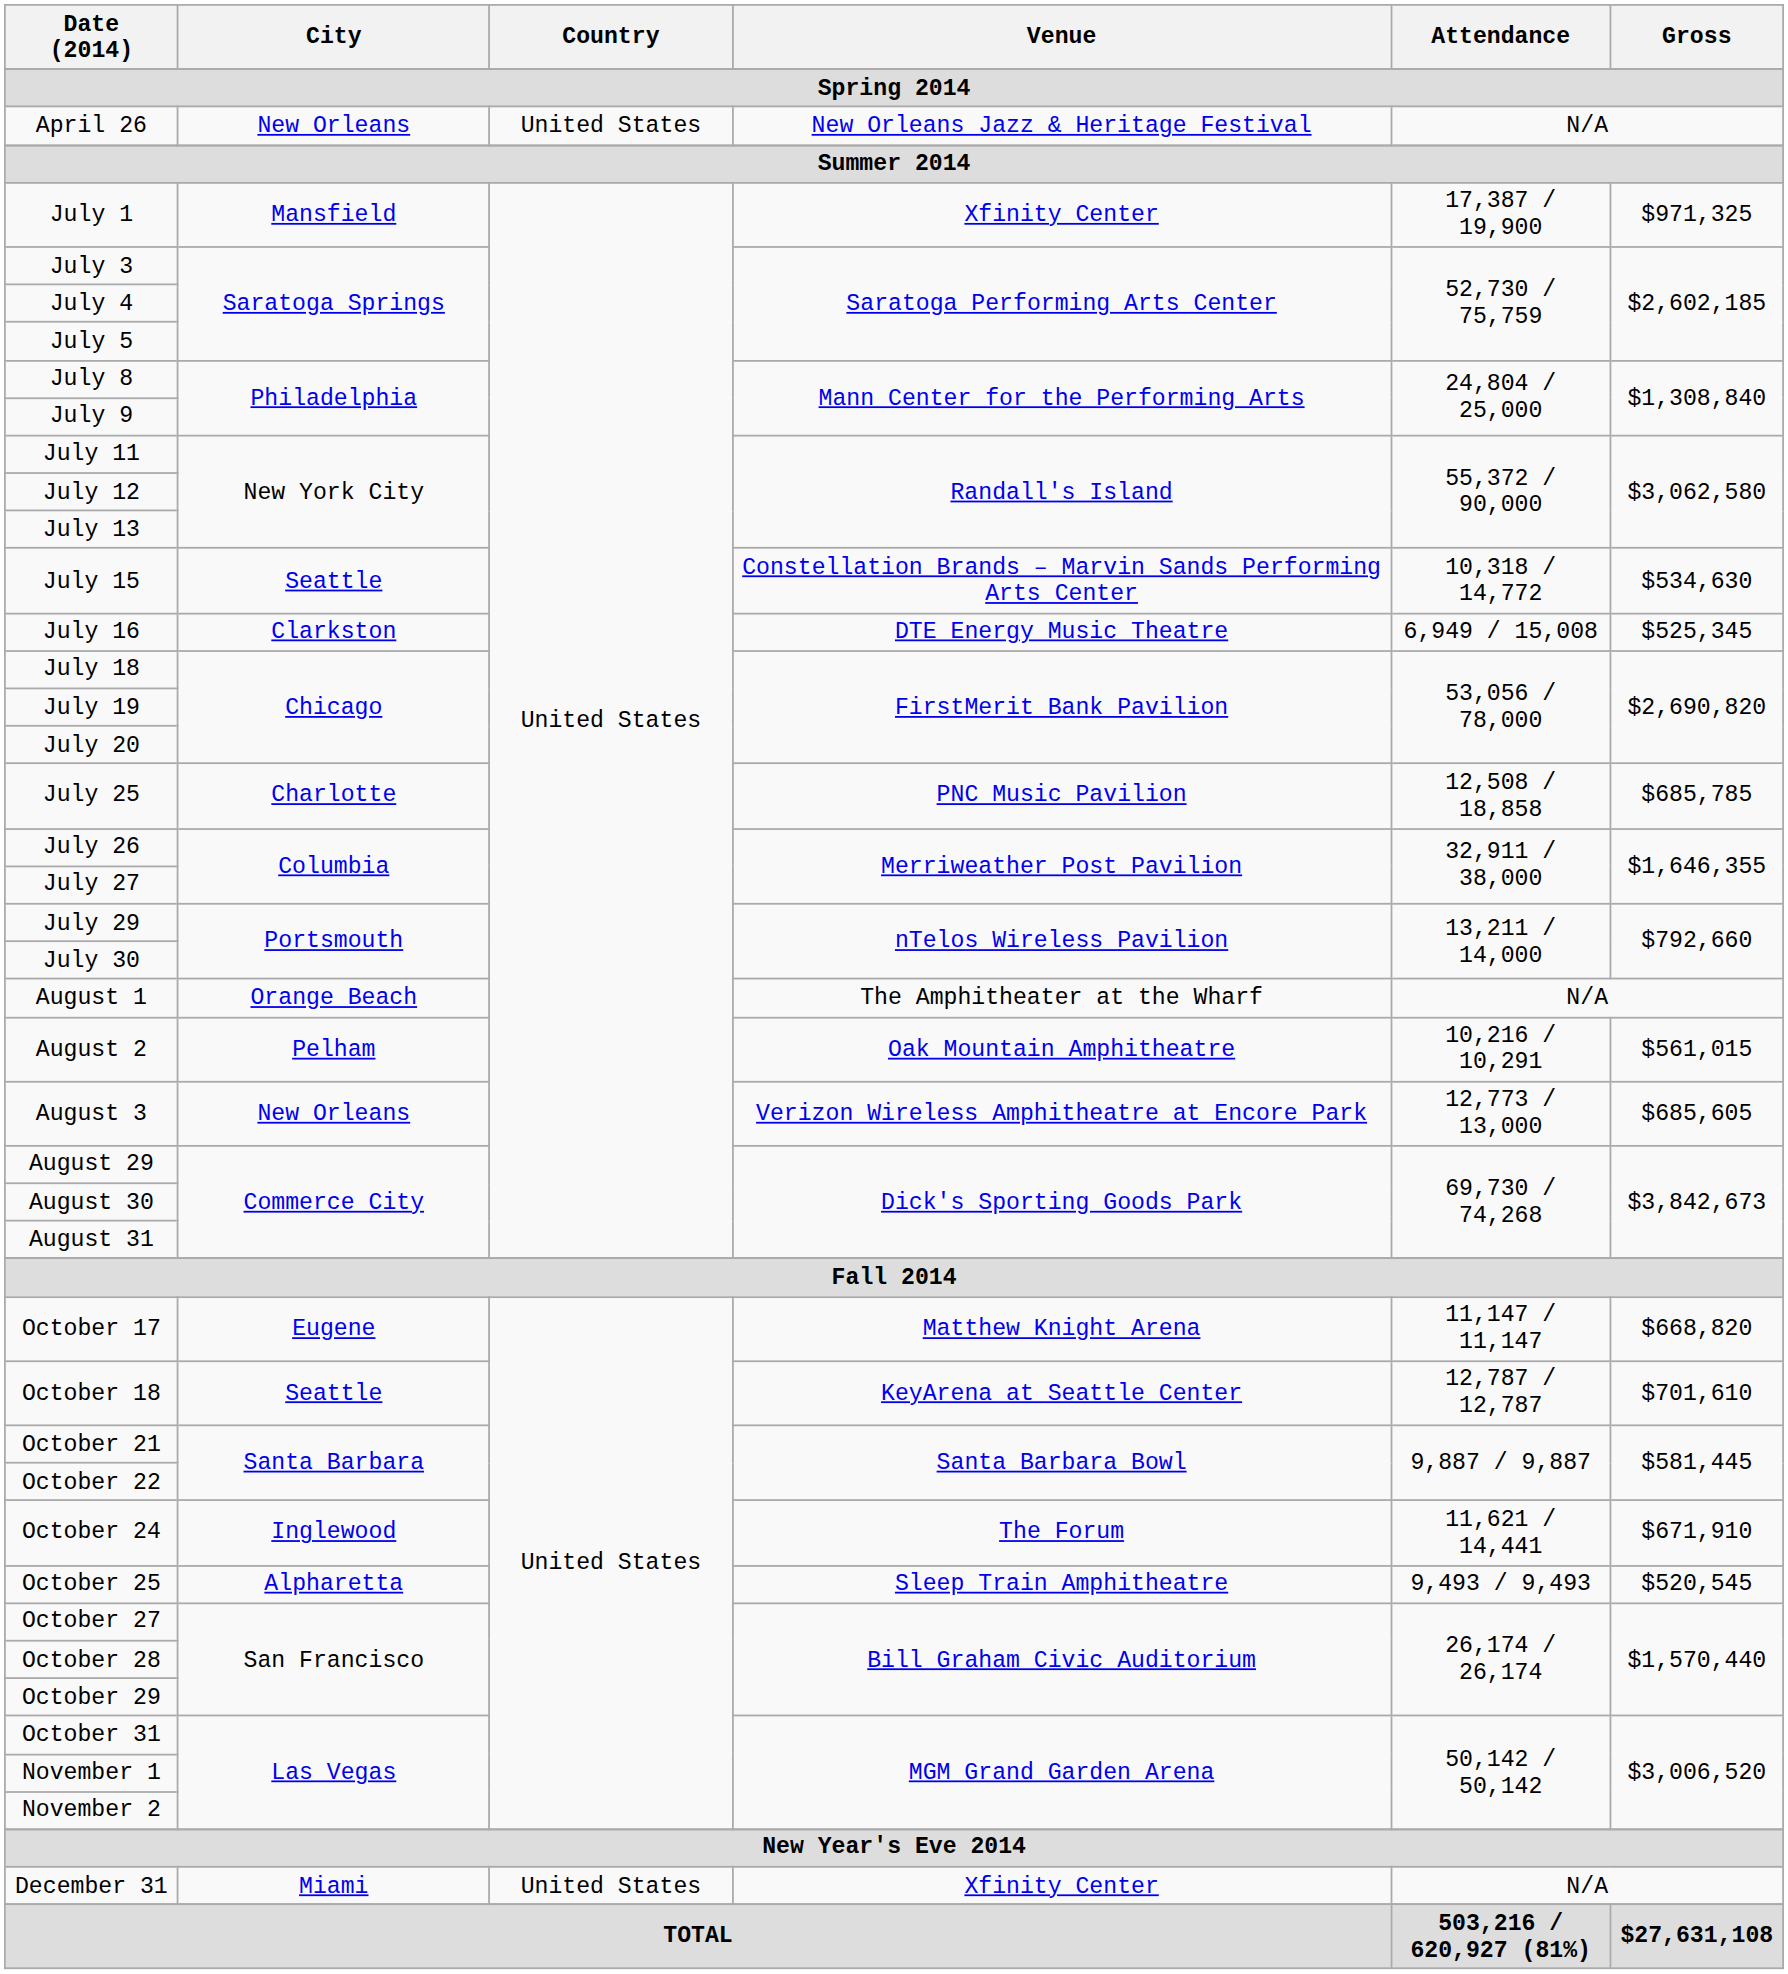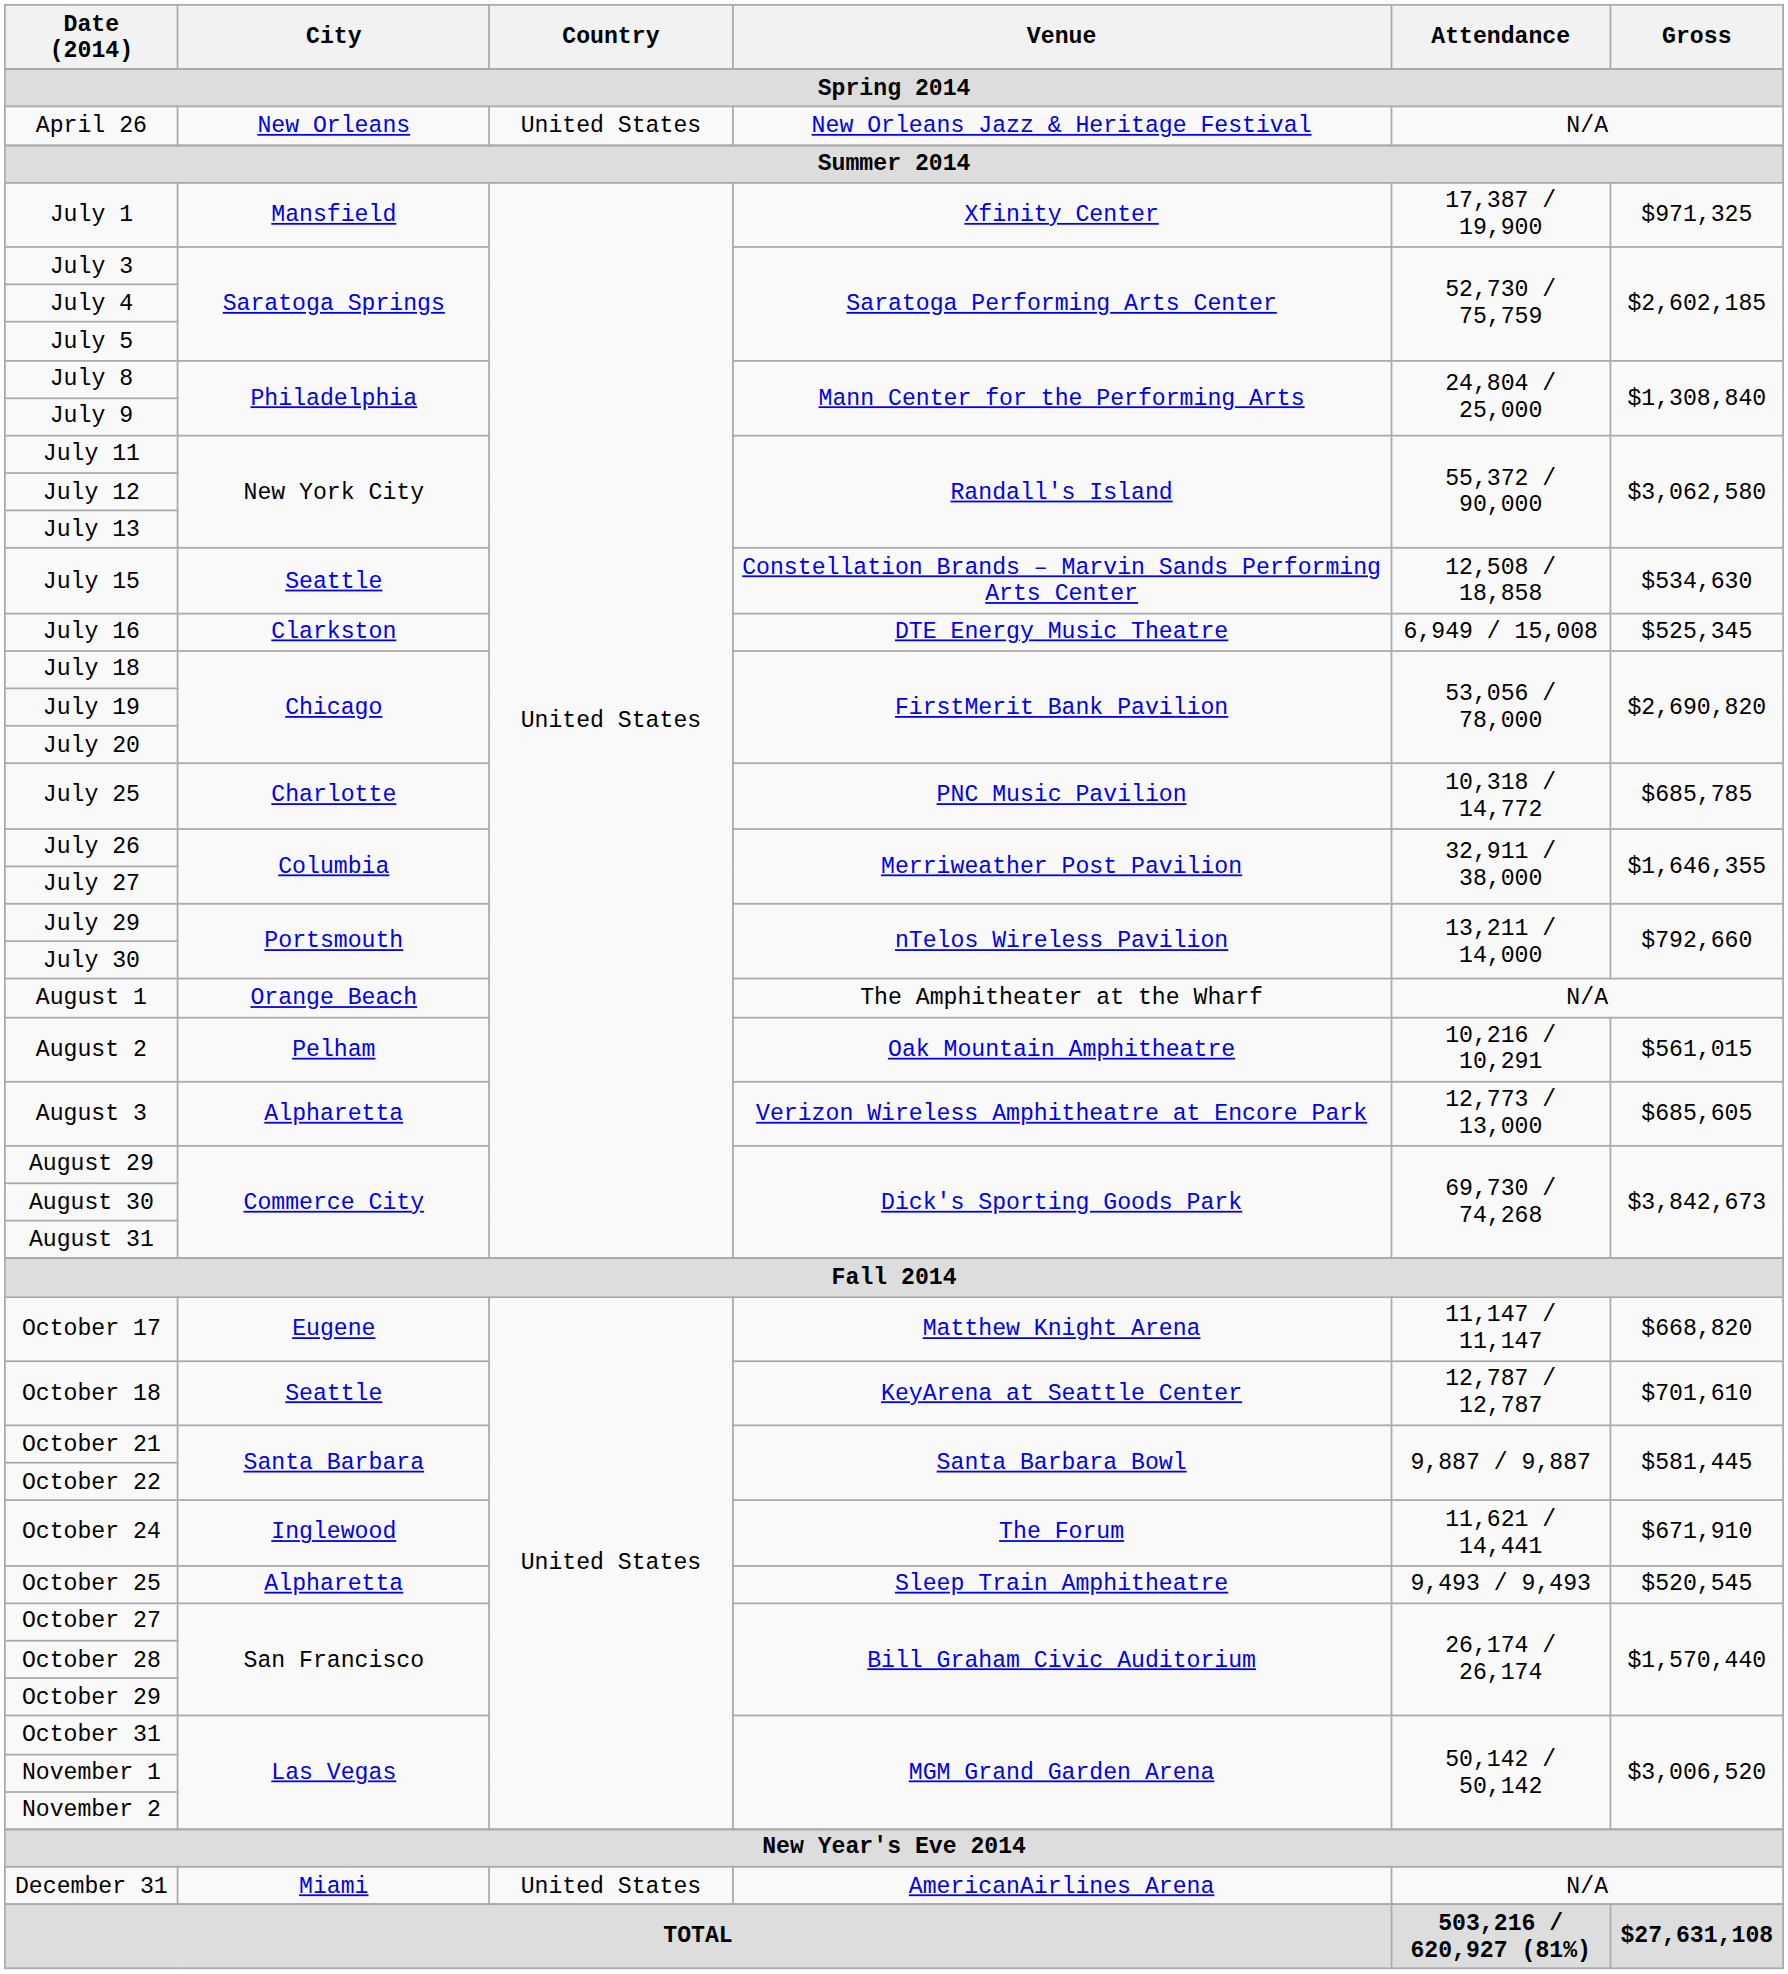(1501, 581) 10,318 / 14,772 -> (1501, 581) 12,508 / 18,858
(1501, 796) 12,508 / 18,858 -> (1501, 796) 10,318 / 14,772
(334, 1113) New Orleans -> (334, 1113) Alpharetta
(1062, 1886) Xfinity Center -> (1062, 1886) AmericanAirlines Arena
